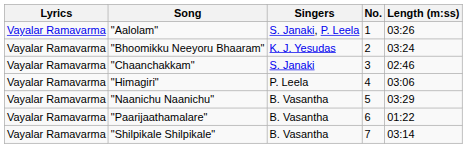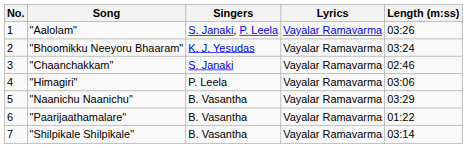columns swapped: (373, 13) <-> (56, 13)
